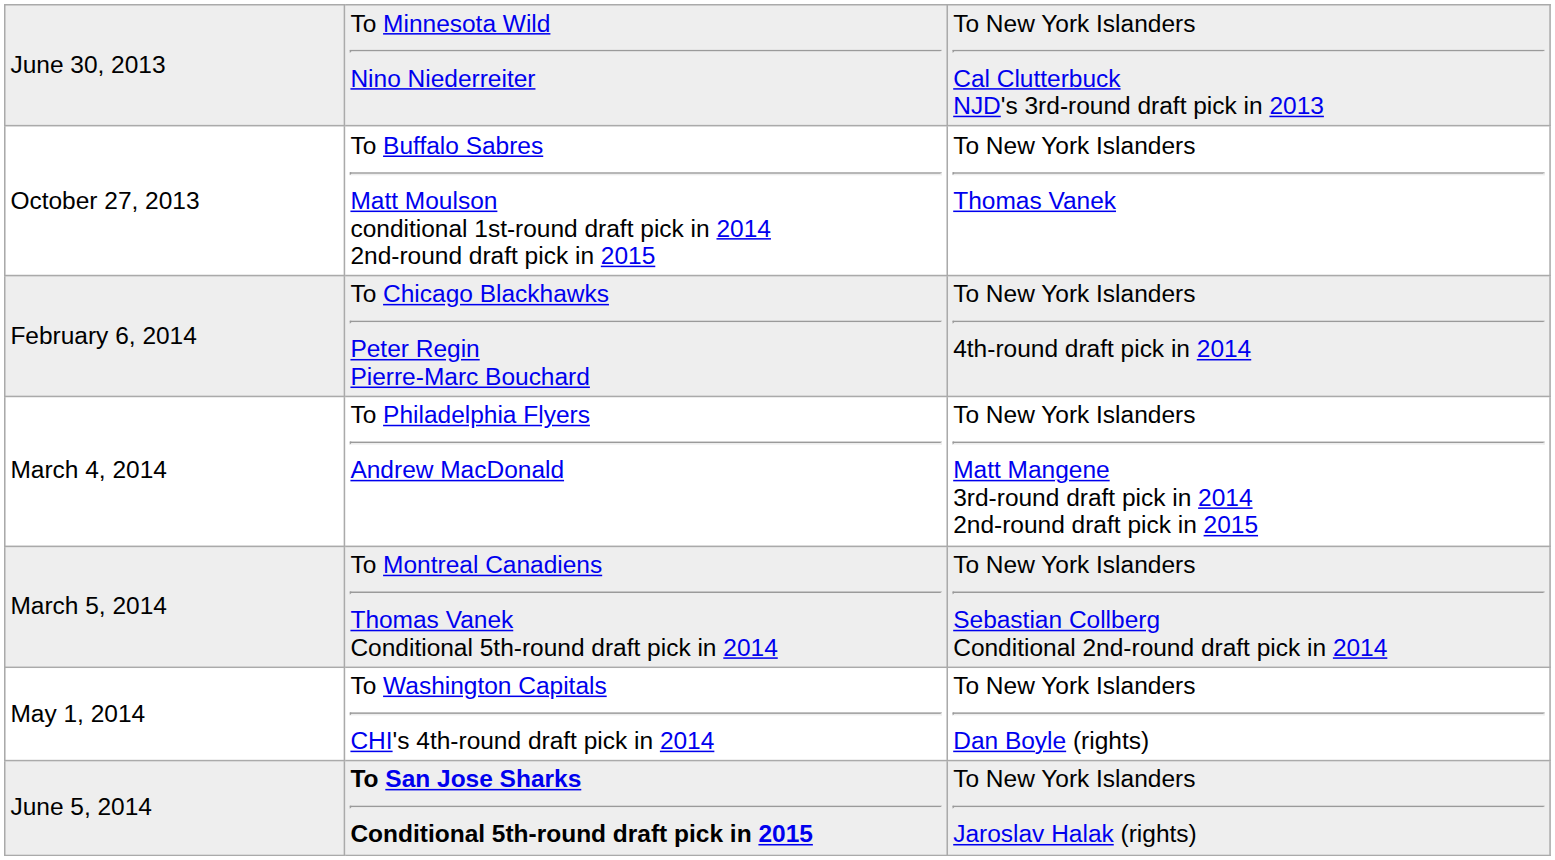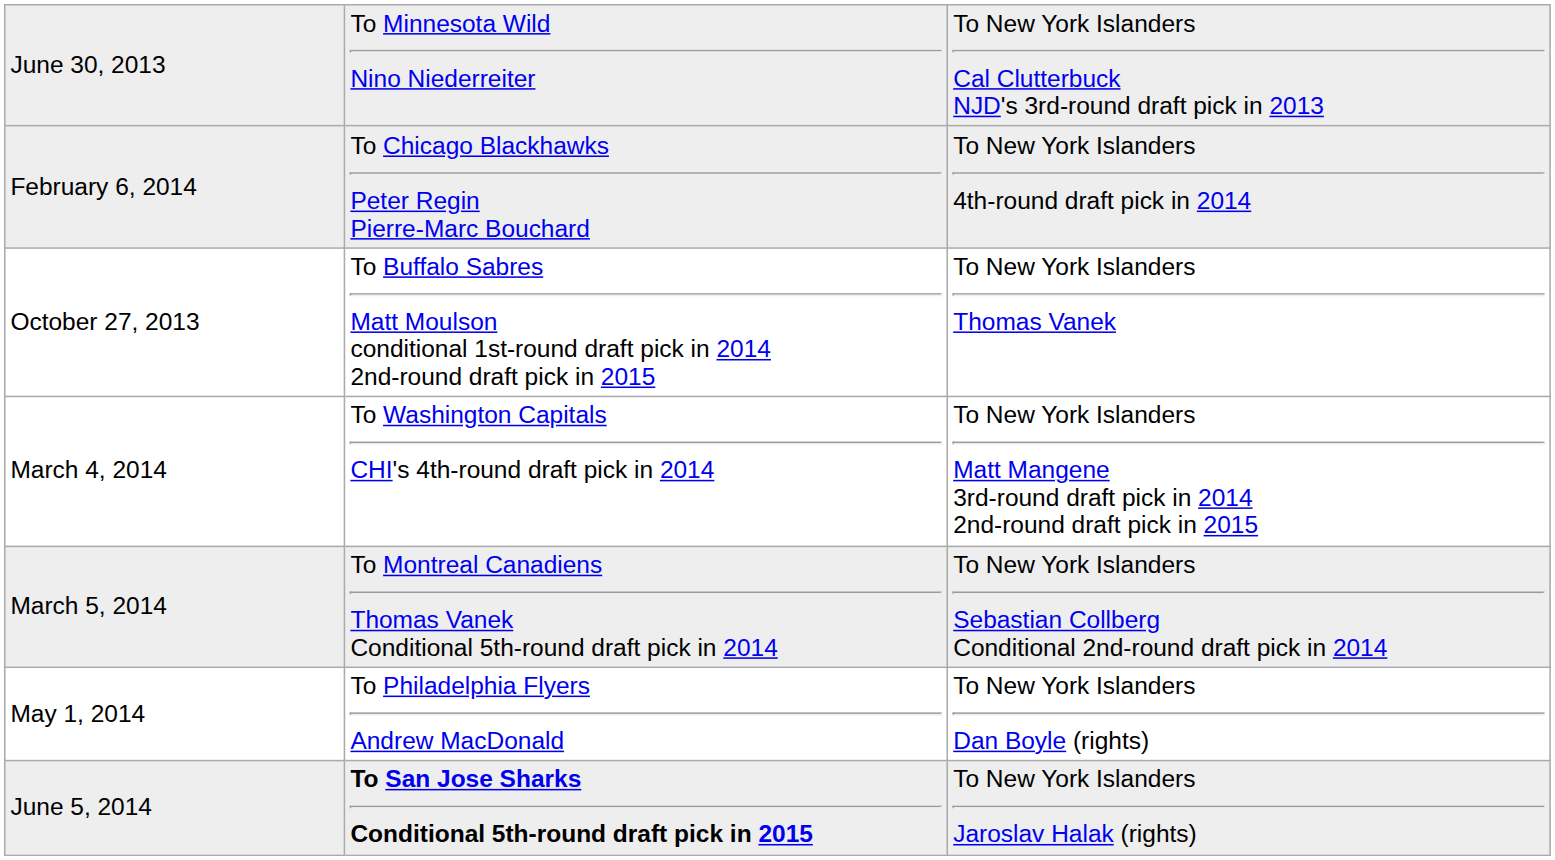rows swapped: (105, 200) <-> (104, 335)
(646, 443) To Philadelphia Flyers Andrew MacDonald -> (646, 443) To Washington Capitals CHI's 4th-round draft pick in 2014
(646, 713) To Washington Capitals CHI's 4th-round draft pick in 2014 -> (646, 713) To Philadelphia Flyers Andrew MacDonald
